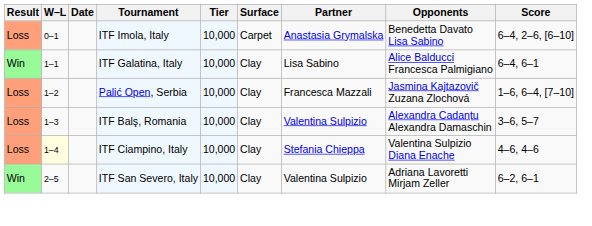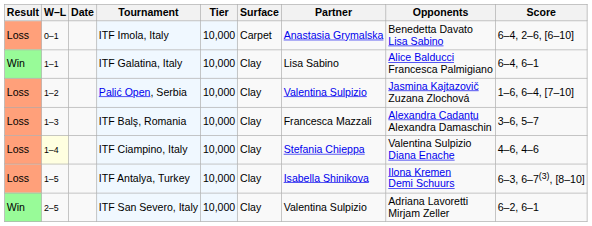(328, 92) Francesca Mazzali -> (325, 92) Valentina Sulpizio
(325, 121) Valentina Sulpizio -> (328, 121) Francesca Mazzali
+ row: (144, 178)
